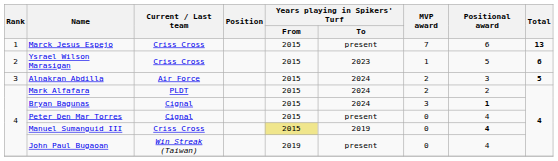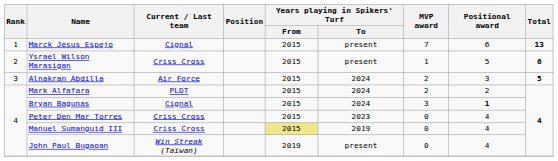(179, 45) Criss Cross -> (179, 45) Cignal
(361, 62) 2023 -> (361, 62) present
(179, 117) Cignal -> (179, 117) Criss Cross
(361, 117) present -> (361, 117) 2023
(487, 129) bold -> (487, 129) normal
